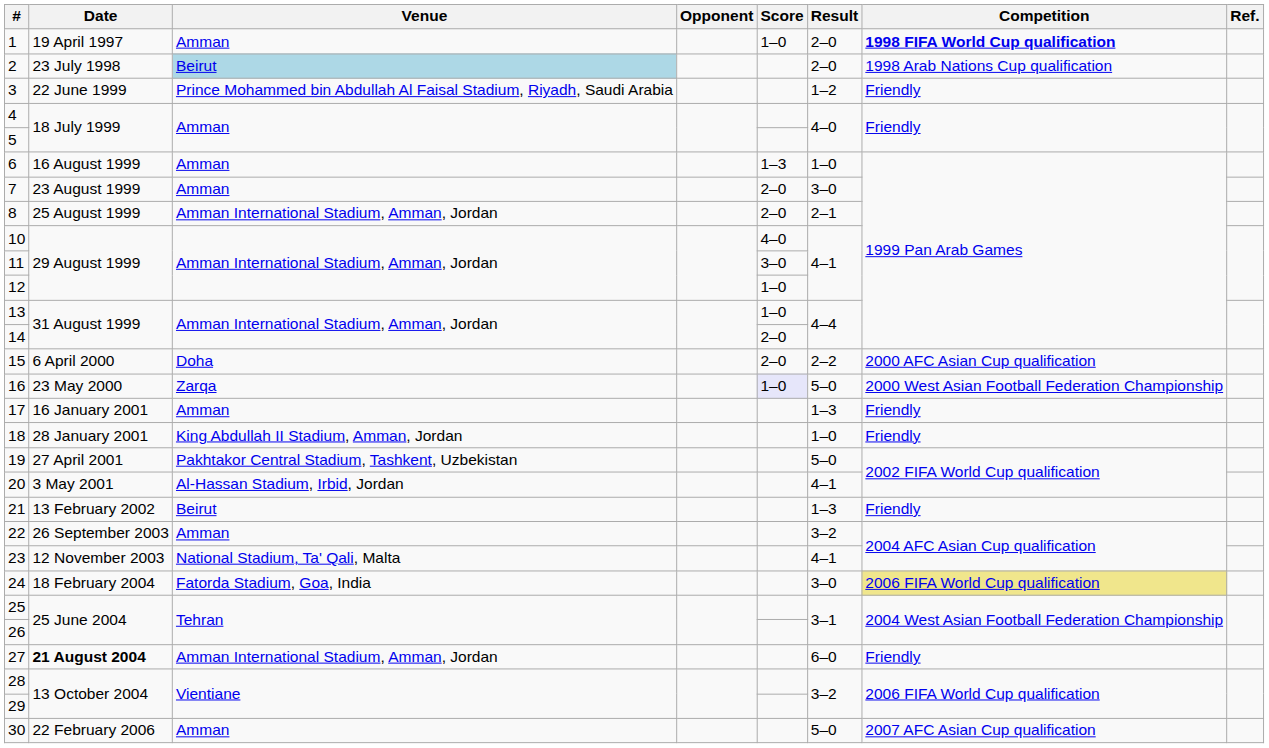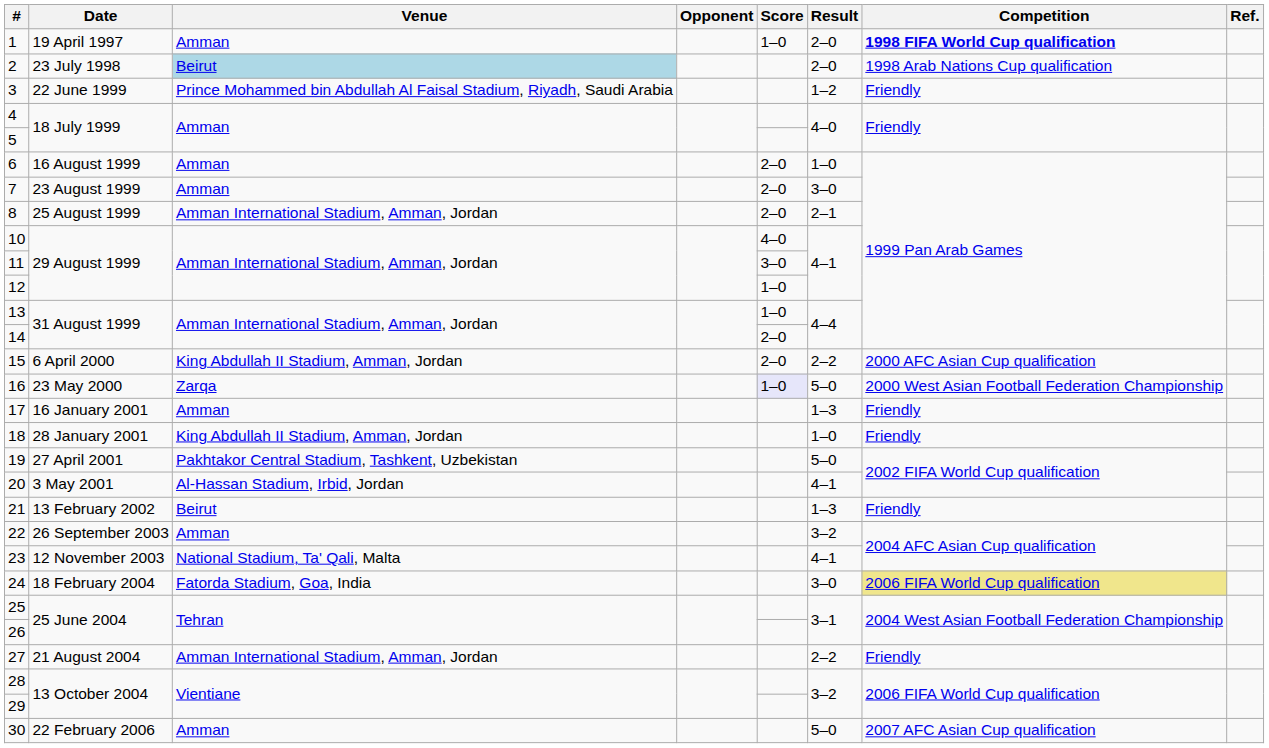(773, 164) 1–3 -> (773, 164) 2–0
(195, 361) Doha -> (319, 361) King Abdullah II Stadium, Amman, Jordan
(89, 656) bold -> (86, 656) normal
(824, 656) 6–0 -> (824, 656) 2–2
